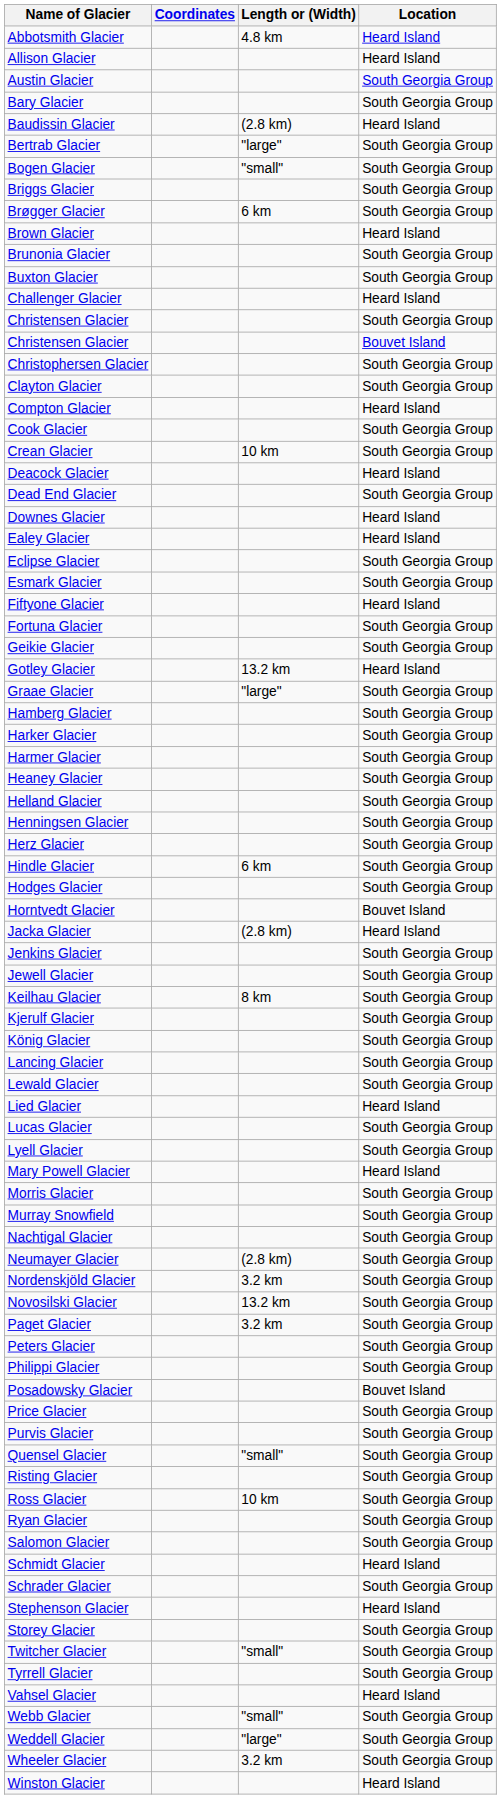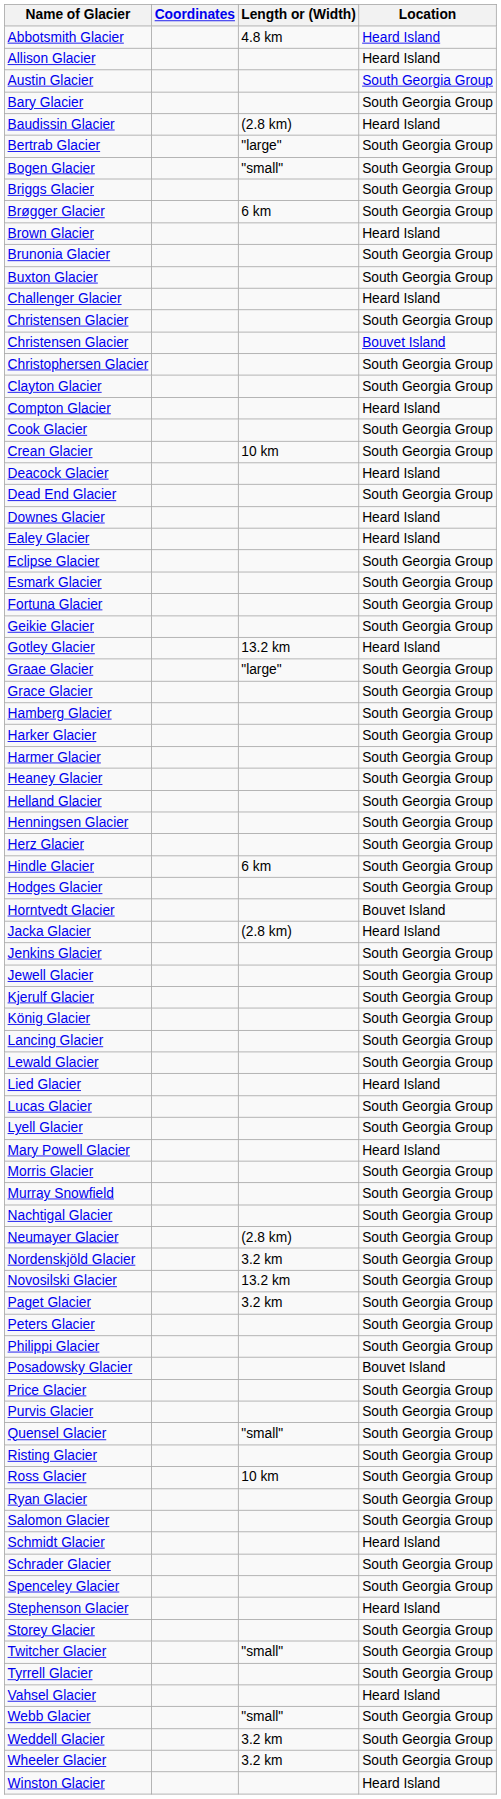- row: (56, 604)
+ row: (50, 691)
- row: (54, 997)
+ row: (63, 1586)
(261, 1739) "large" -> (262, 1739) 3.2 km
